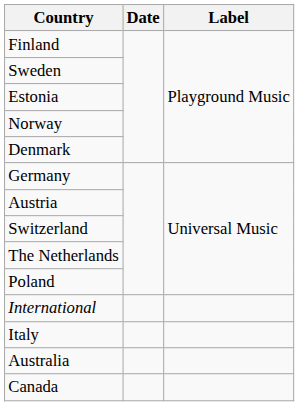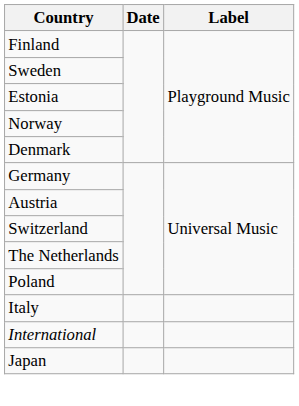rows swapped: (52, 307) <-> (24, 334)
- row: (39, 360)
- row: (33, 387)
+ row: (27, 360)
